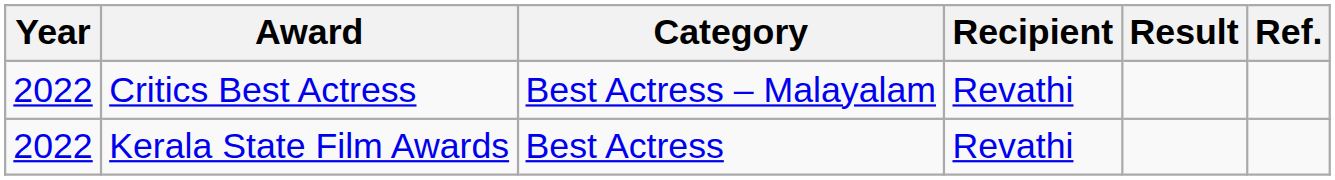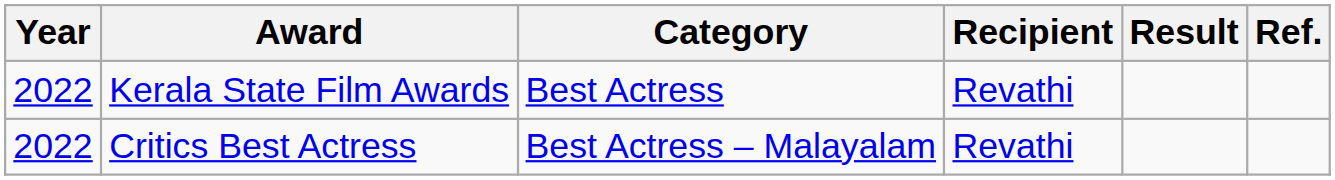rows swapped: (309, 145) <-> (263, 89)
